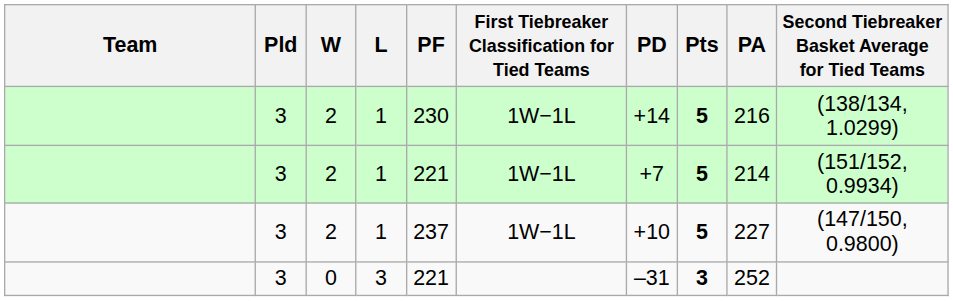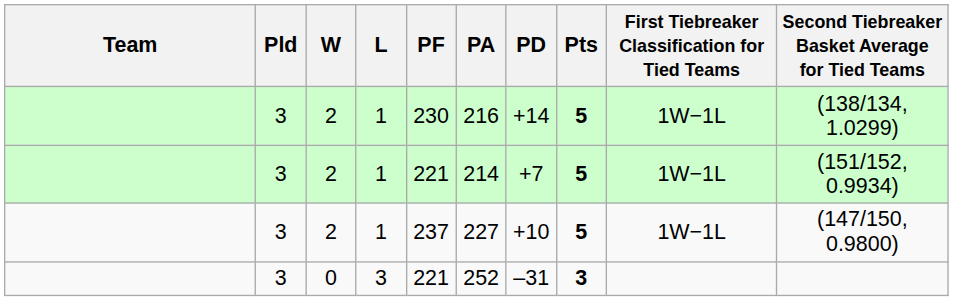columns swapped: (752, 45) <-> (541, 46)
